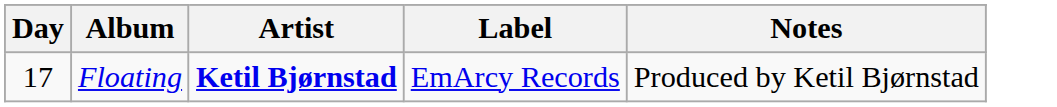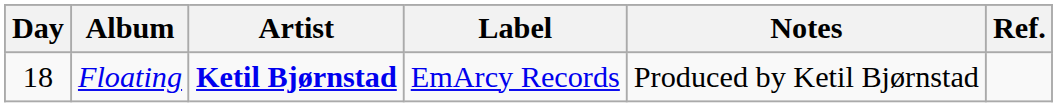+ column: (1019, 28)
(38, 76) 17 -> (38, 76) 18
